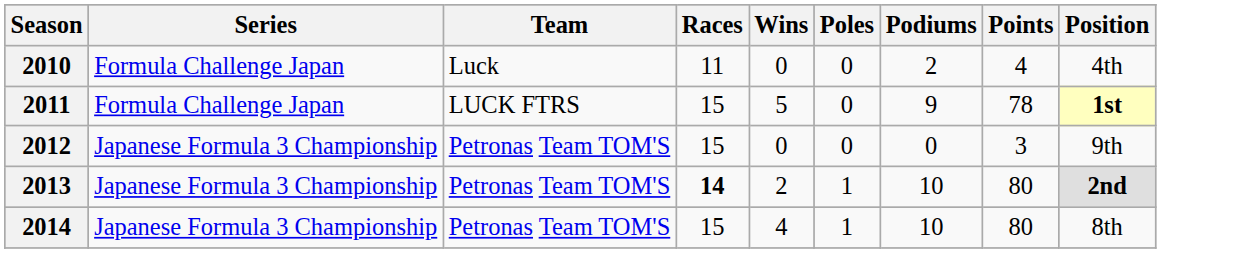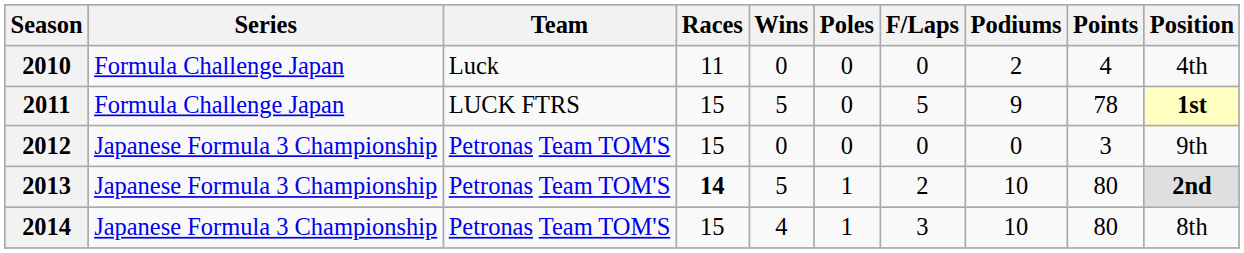+ column: (922, 25)
(781, 186) 2 -> (781, 186) 5
